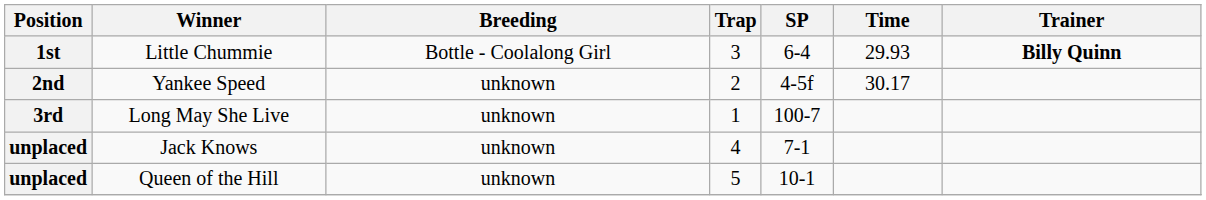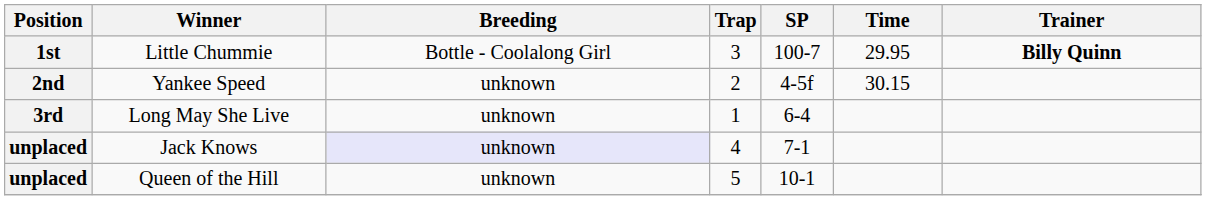(797, 52) 6-4 -> (797, 52) 100-7
(887, 52) 29.93 -> (887, 52) 29.95
(887, 83) 30.17 -> (887, 83) 30.15
(797, 115) 100-7 -> (797, 115) 6-4
(518, 147) no background -> (518, 147) lavender background
